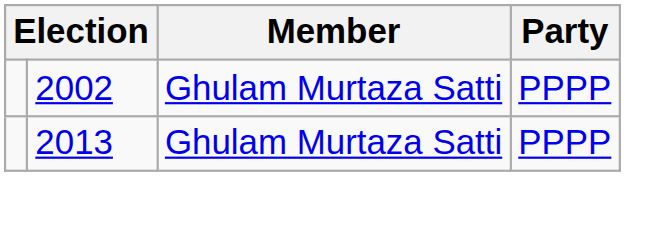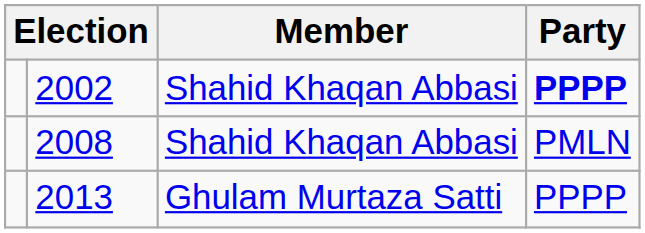(334, 87) Ghulam Murtaza Satti -> (341, 87) Shahid Khaqan Abbasi
(565, 87) normal -> (580, 87) bold
+ row: (74, 142)
